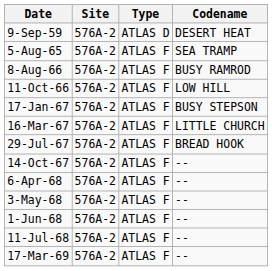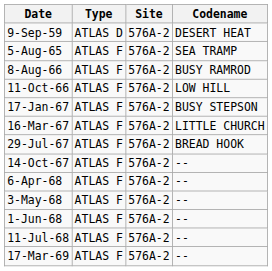columns swapped: (95, 14) <-> (145, 14)
